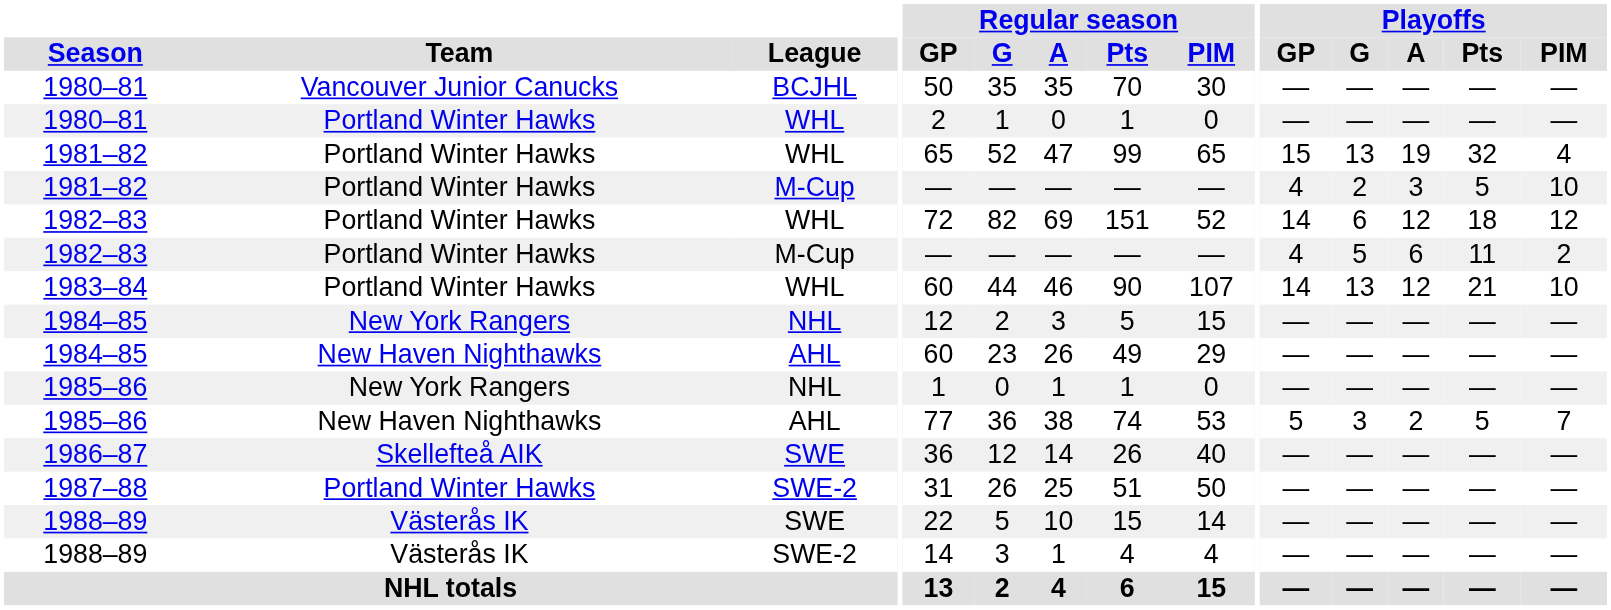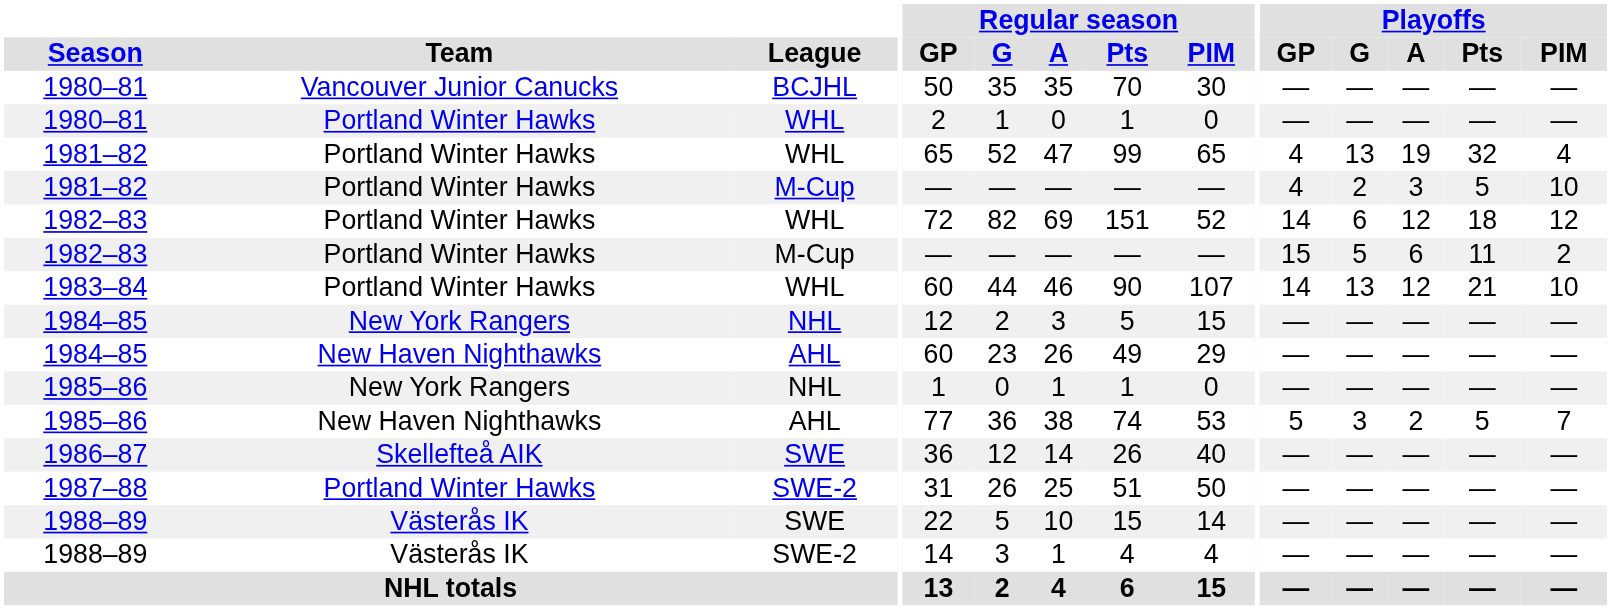(1296, 153) 15 -> (1296, 153) 4
(1296, 254) 4 -> (1296, 254) 15
